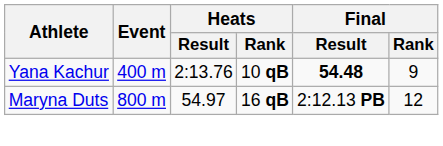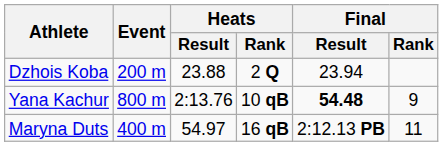+ row: (59, 73)
(142, 73) 400 m -> (142, 101) 800 m
(142, 101) 800 m -> (142, 128) 400 m
(413, 101) 12 -> (413, 128) 11
